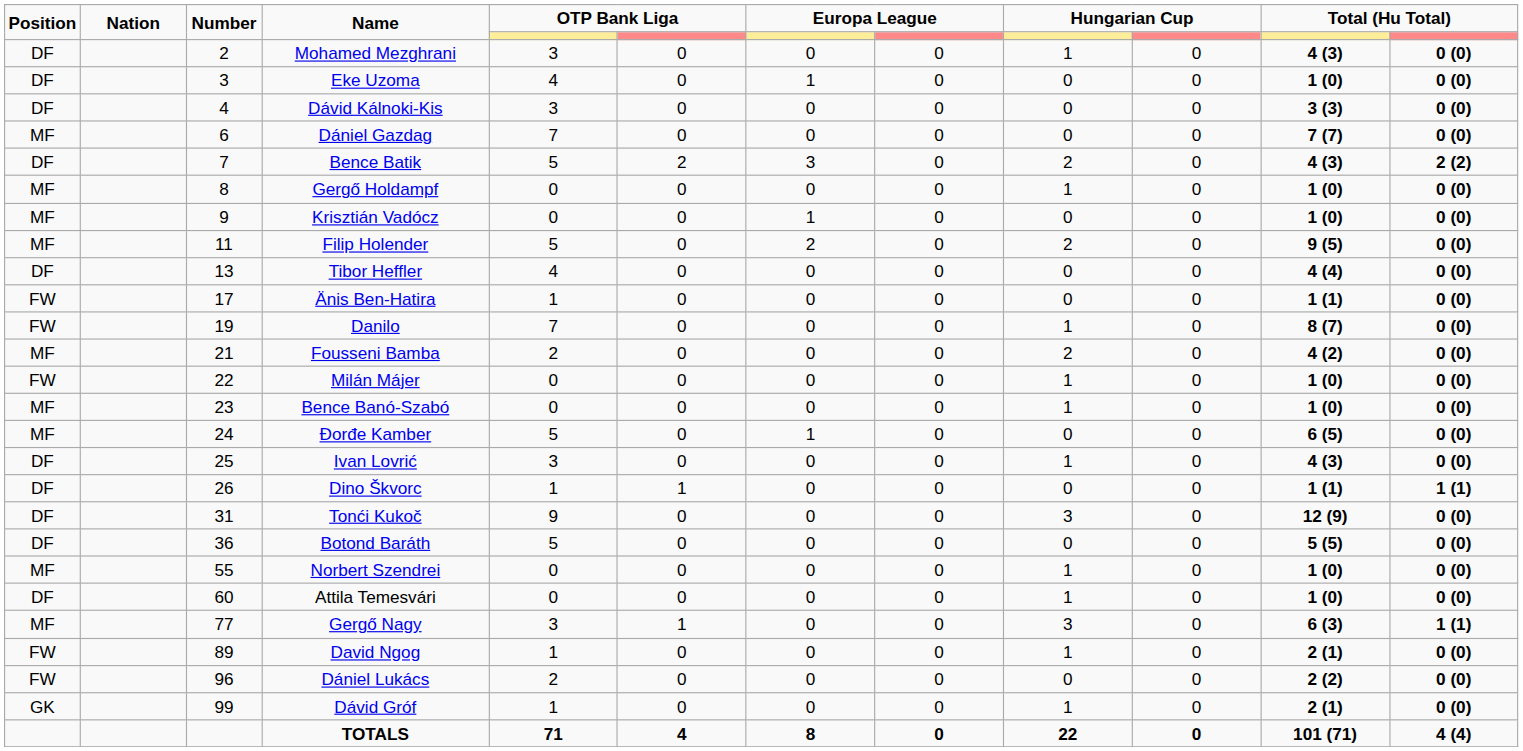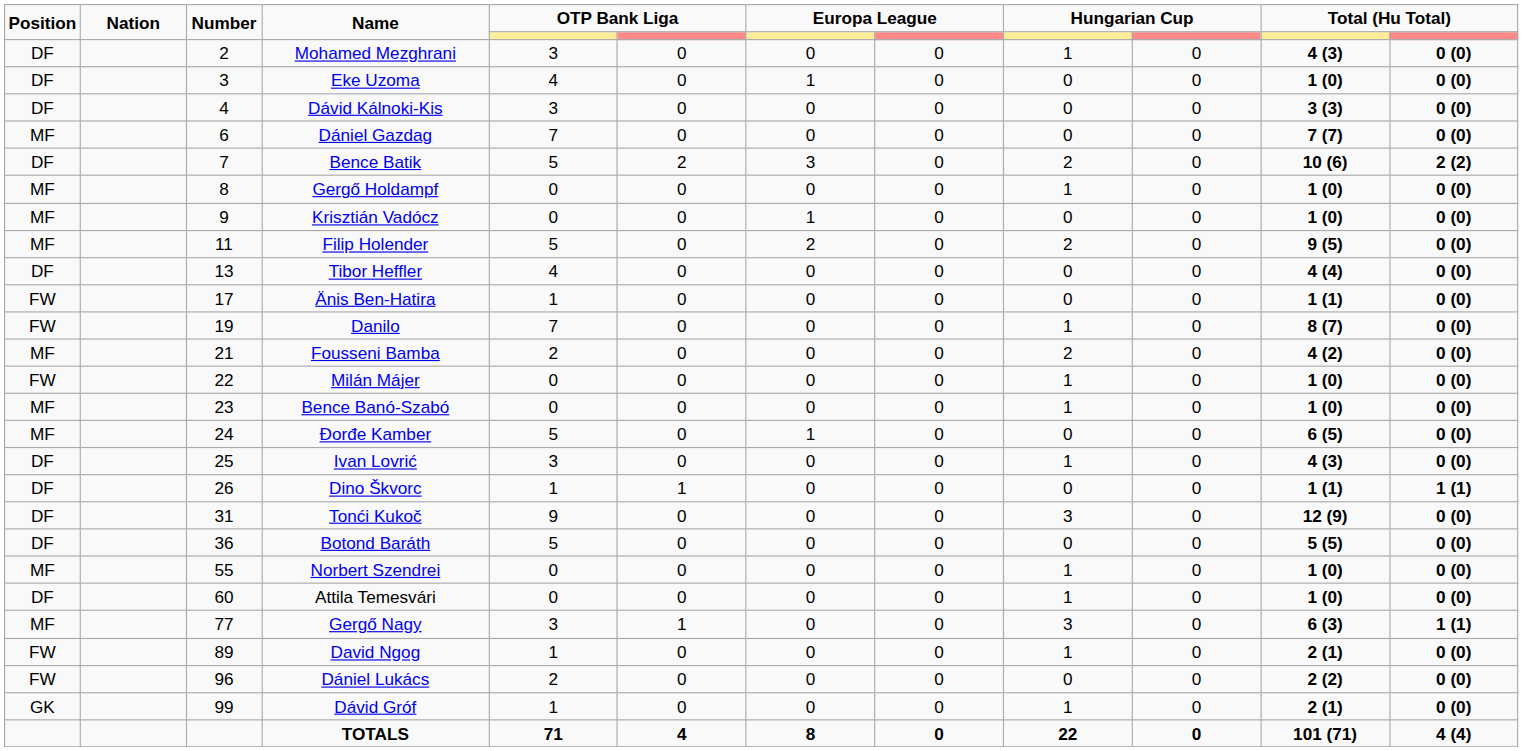(1325, 162) 4 (3) -> (1325, 162) 10 (6)
